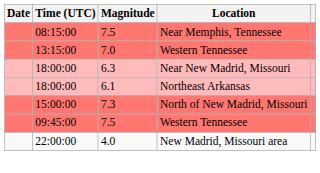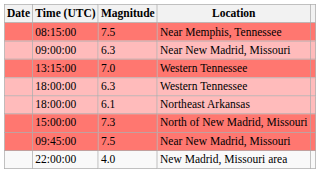+ row: (56, 50)
(225, 68) Near New Madrid, Missouri -> (204, 86) Western Tennessee
(204, 123) Western Tennessee -> (225, 141) Near New Madrid, Missouri
